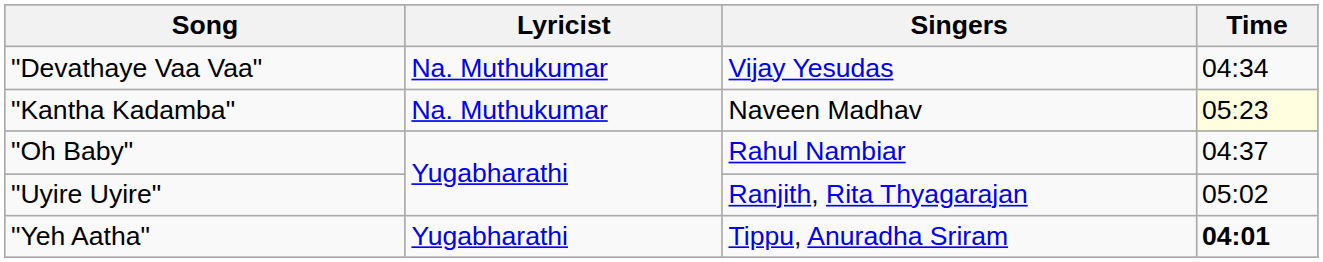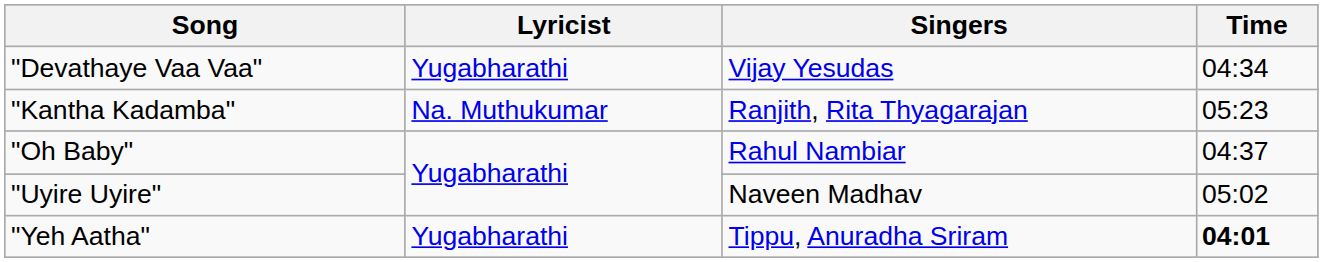(510, 67) Na. Muthukumar -> (490, 67) Yugabharathi
(825, 109) Naveen Madhav -> (878, 109) Ranjith, Rita Thyagarajan
(1235, 109) lightyellow background -> (1235, 109) no background
(878, 194) Ranjith, Rita Thyagarajan -> (825, 194) Naveen Madhav
